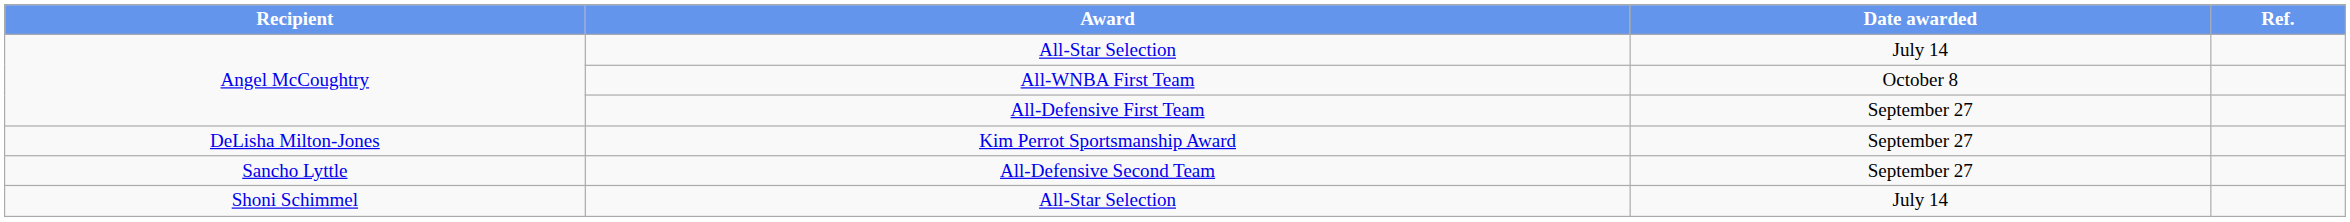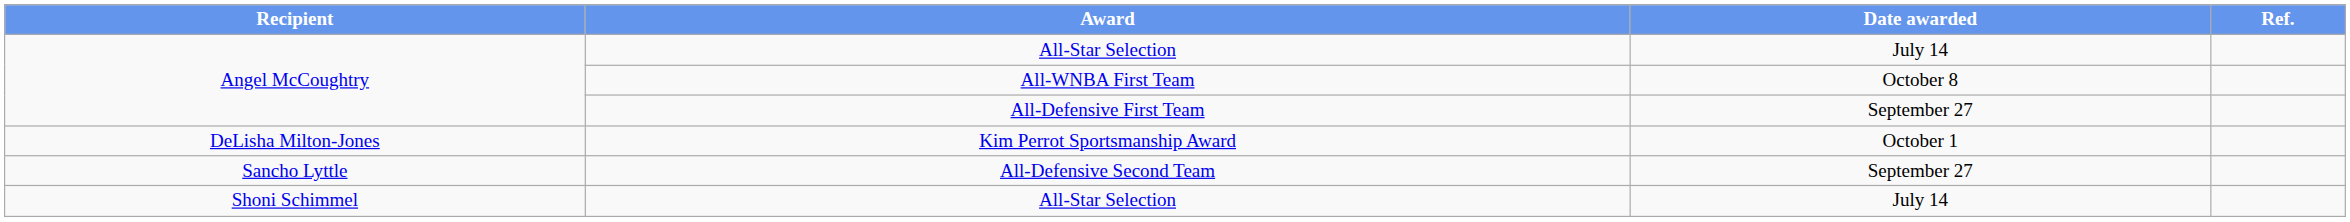(1920, 140) September 27 -> (1920, 140) October 1
